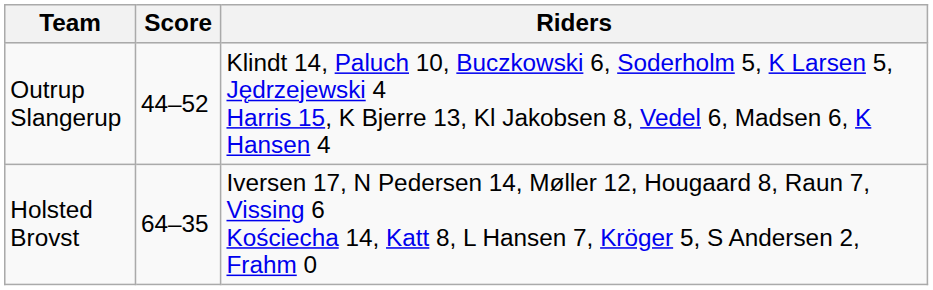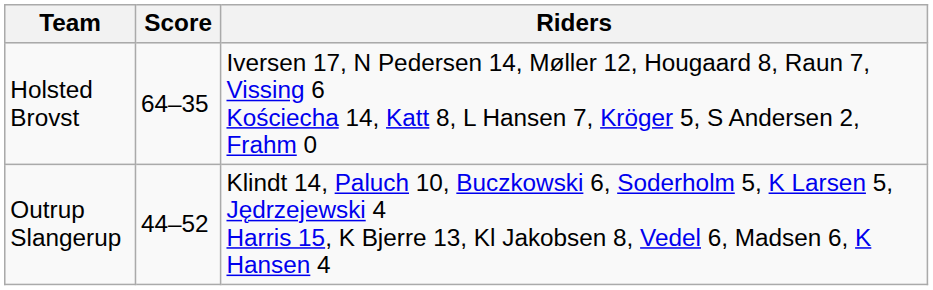rows swapped: (52, 224) <-> (66, 103)
